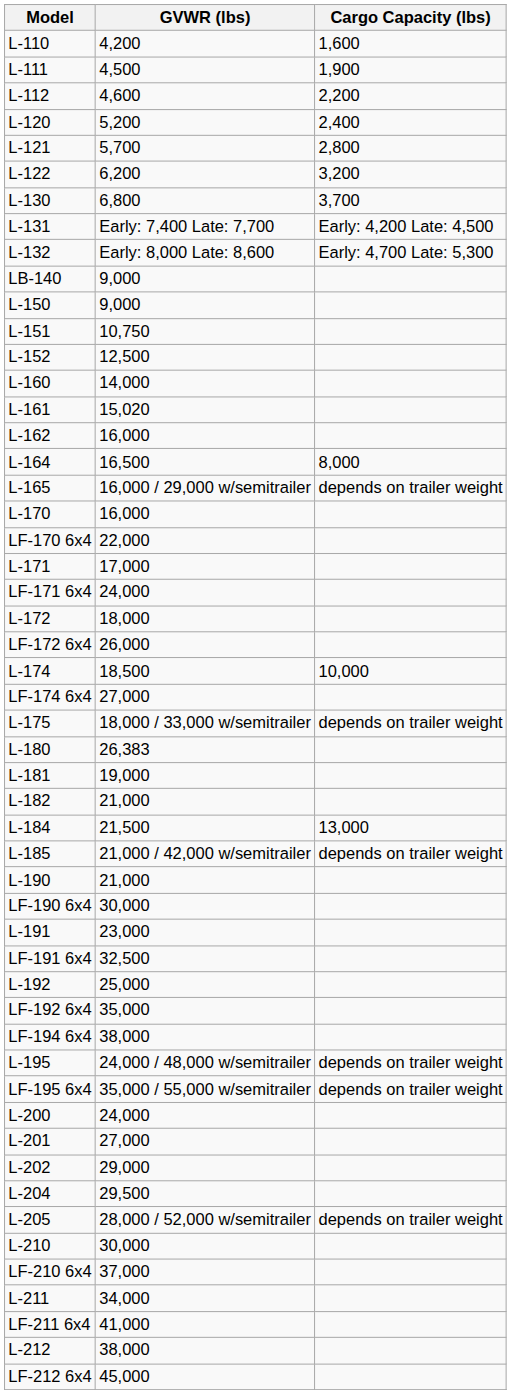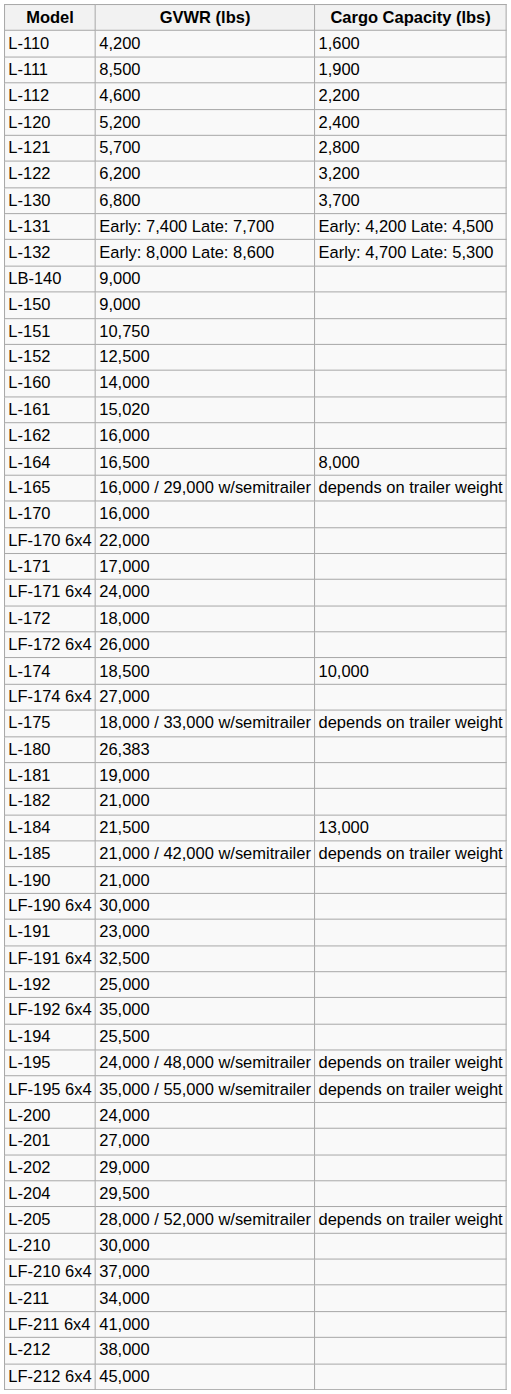(120, 69) 4,500 -> (120, 69) 8,500
+ row: (29, 1036)
- row: (50, 1036)
